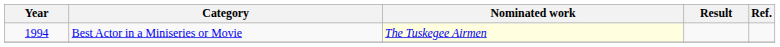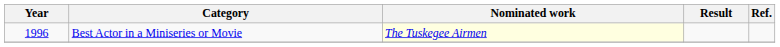(37, 32) 1994 -> (37, 32) 1996
